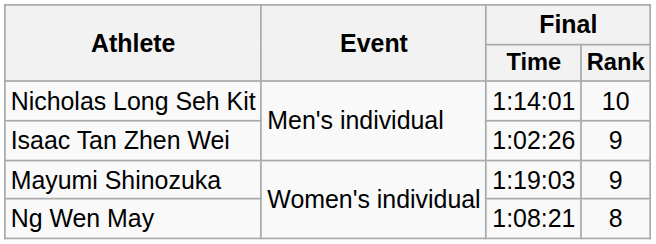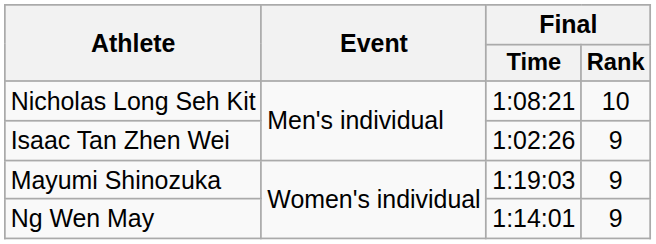(534, 101) 1:14:01 -> (534, 101) 1:08:21
(534, 220) 1:08:21 -> (534, 220) 1:14:01
(616, 220) 8 -> (616, 220) 9
